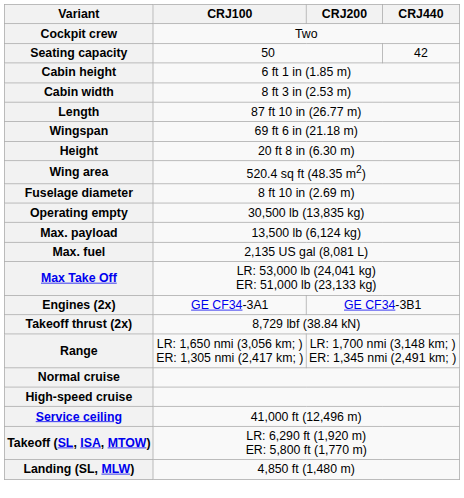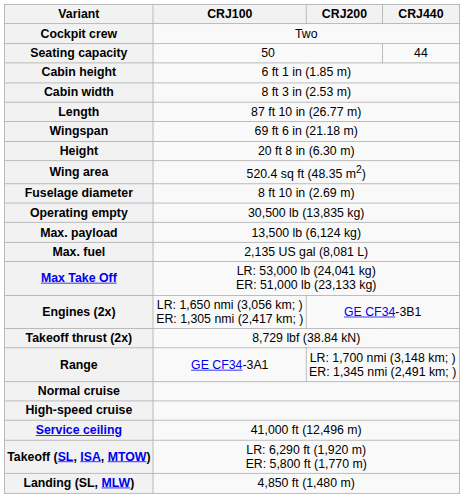(421, 53) 42 -> (421, 53) 44
(230, 305) GE CF34-3A1 -> (230, 311) LR: 1,650 nmi (3,056 km; ) ER: 1,305 nmi (2,417 km; )
(230, 351) LR: 1,650 nmi (3,056 km; ) ER: 1,305 nmi (2,417 km; ) -> (230, 364) GE CF34-3A1
